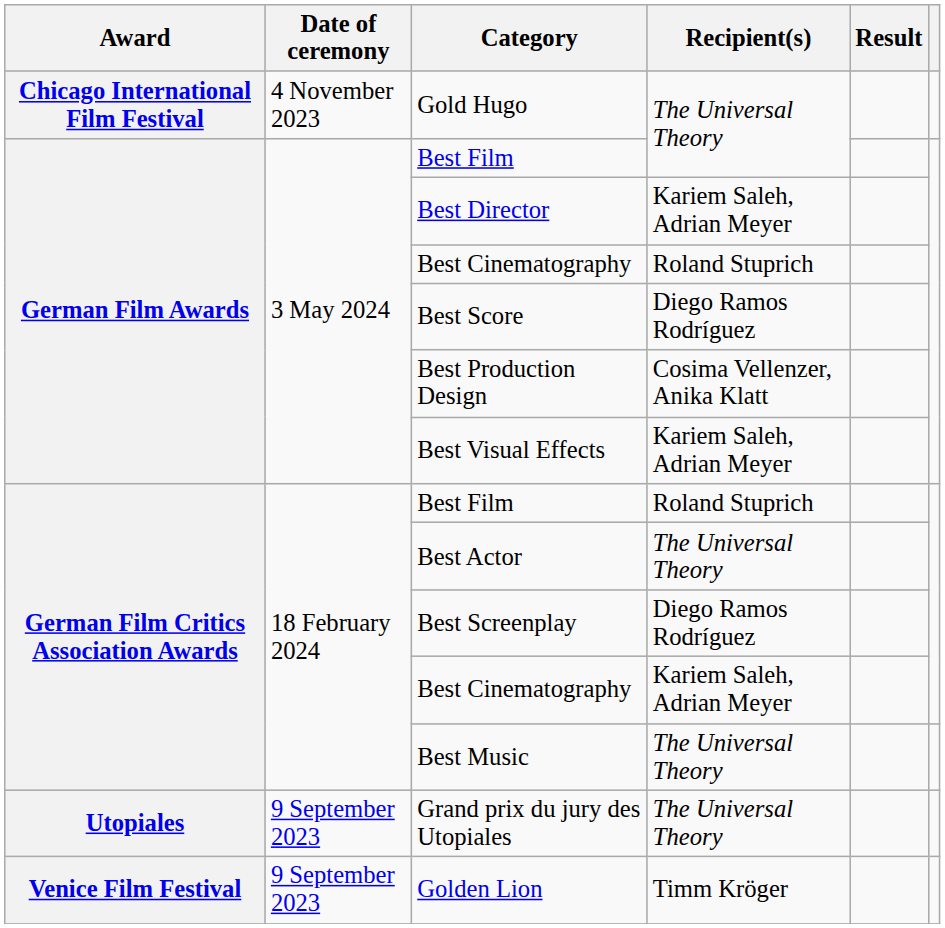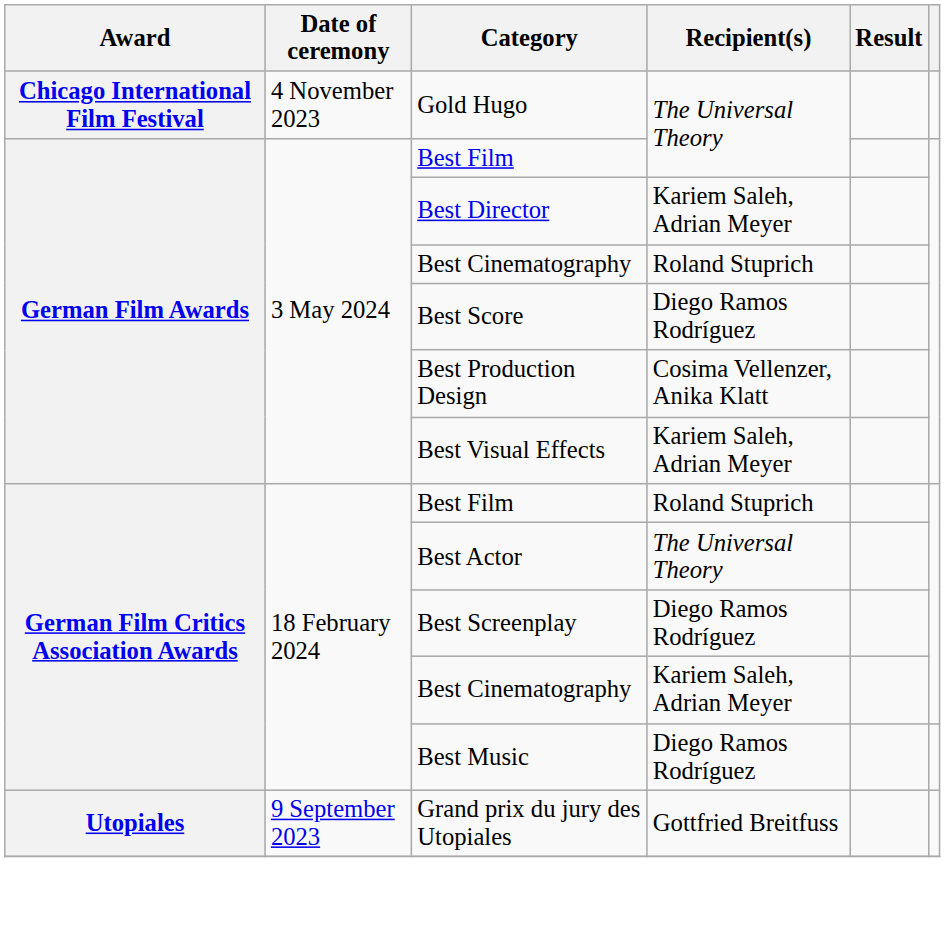(723, 756) The Universal Theory -> (720, 756) Diego Ramos Rodríguez
(723, 823) The Universal Theory -> (745, 823) Gottfried Breitfuss
- row: (135, 889)
